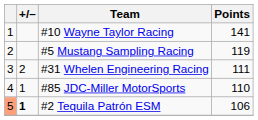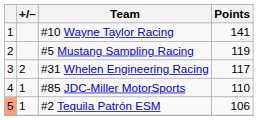(241, 69) 111 -> (241, 69) 117
(22, 106) bold -> (22, 106) normal
